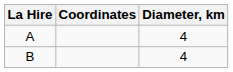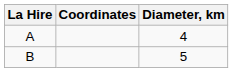(184, 57) 4 -> (184, 57) 5
